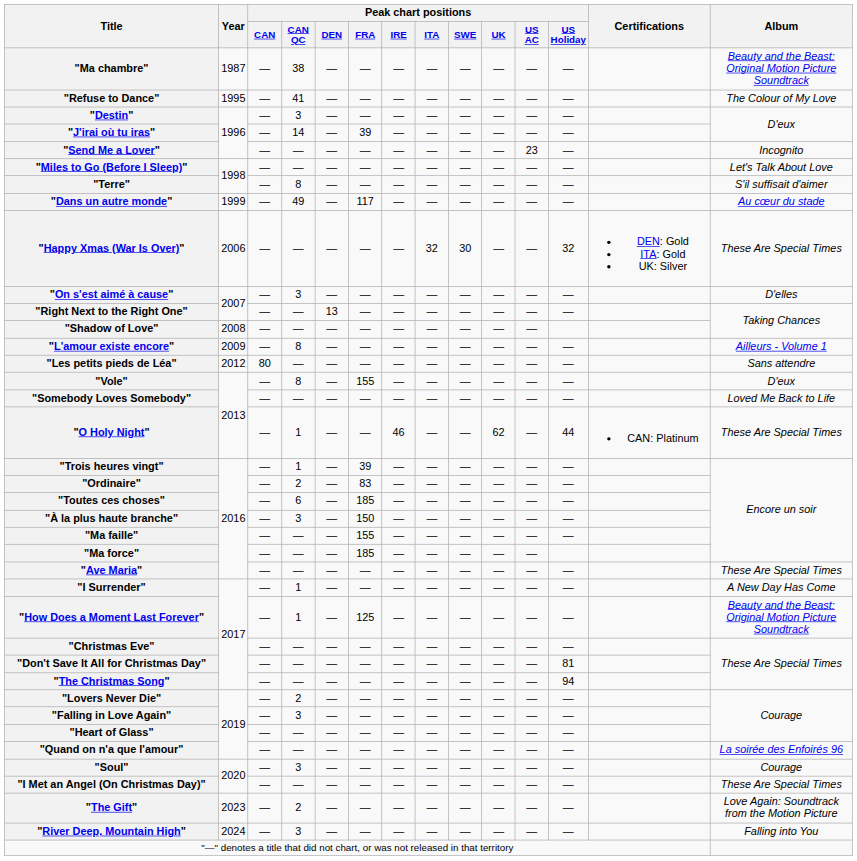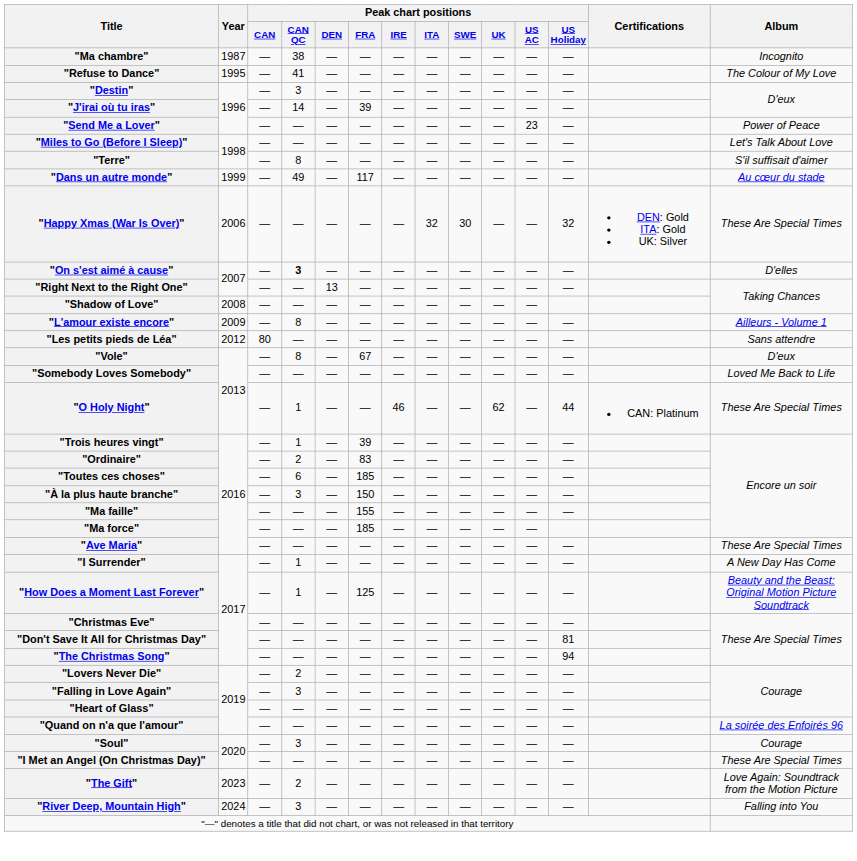(781, 68) Beauty and the Beast: Original Motion Picture Soundtrack -> (781, 56) Incognito
(781, 150) Incognito -> (781, 125) Power of Peace
(298, 294) normal -> (298, 270) bold
(365, 381) 155 -> (365, 356) 67
